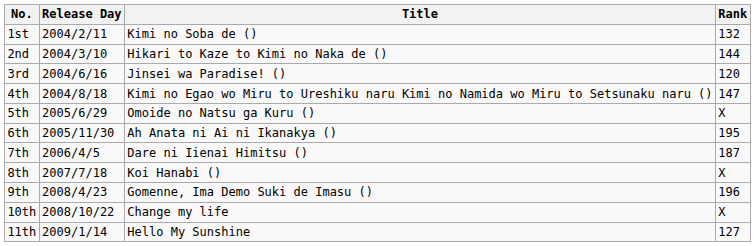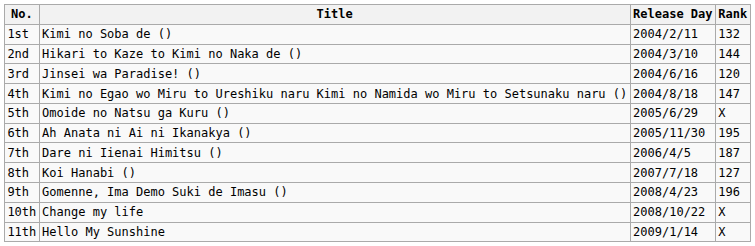columns swapped: (82, 14) <-> (420, 14)
(722, 173) X -> (729, 173) 127
(729, 232) 127 -> (722, 232) X
